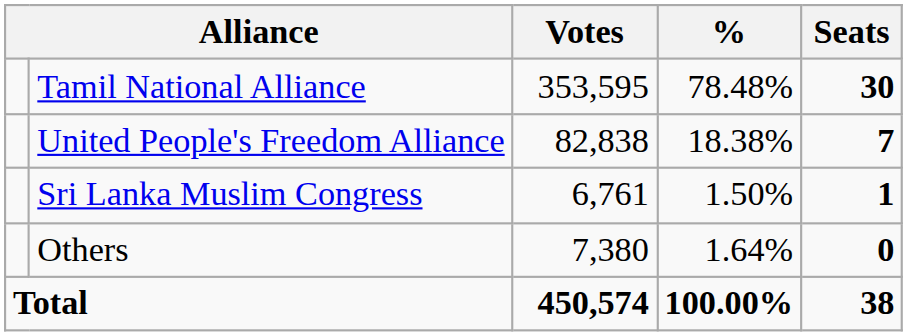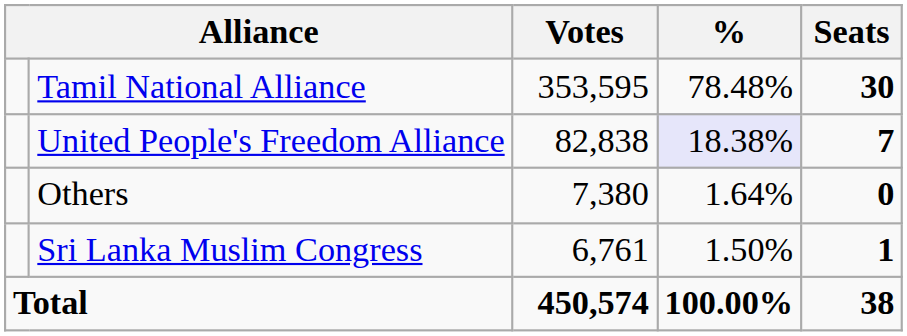(740, 140) no background -> (740, 140) lavender background
rows swapped: (230, 194) <-> (83, 248)
